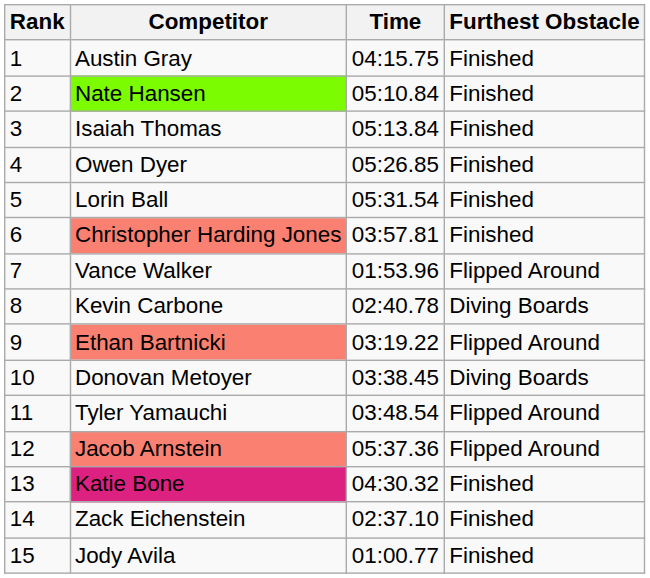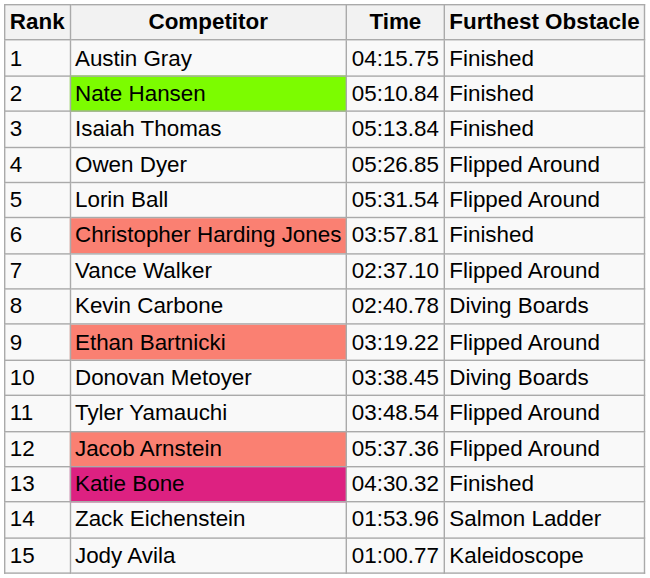(492, 164) Finished -> (525, 164) Flipped Around
(492, 199) Finished -> (525, 199) Flipped Around
(395, 270) 01:53.96 -> (395, 270) 02:37.10
(395, 519) 02:37.10 -> (395, 519) 01:53.96
(492, 519) Finished -> (525, 519) Salmon Ladder
(492, 555) Finished -> (517, 555) Kaleidoscope
